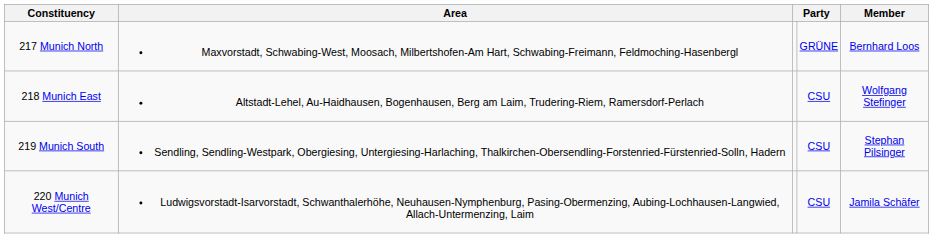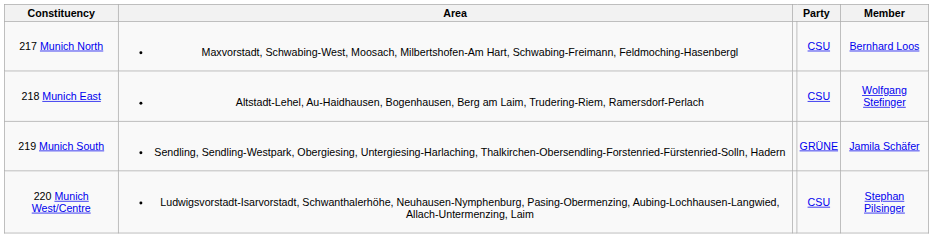(819, 47) GRÜNE -> (819, 47) CSU
(819, 147) CSU -> (819, 147) GRÜNE
(884, 147) Stephan Pilsinger -> (884, 147) Jamila Schäfer
(884, 202) Jamila Schäfer -> (884, 202) Stephan Pilsinger
